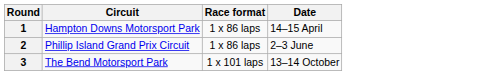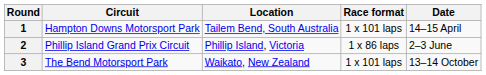+ column: (272, 12)
(235, 29) 1 x 86 laps -> (374, 29) 1 x 101 laps
